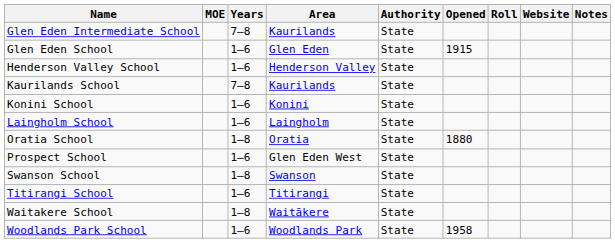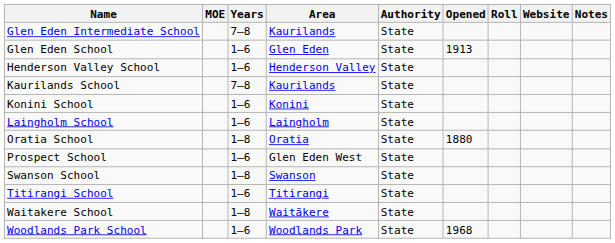(459, 49) 1915 -> (459, 49) 1913
(459, 230) 1958 -> (459, 230) 1968
